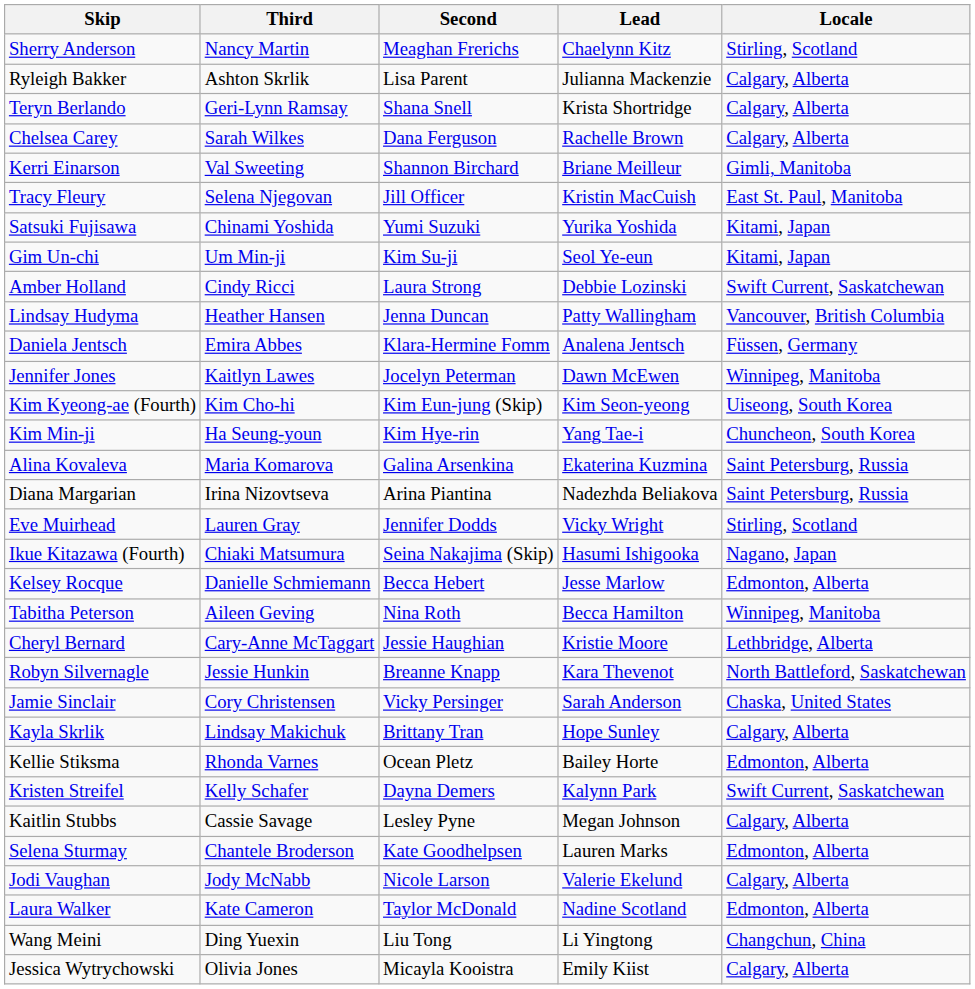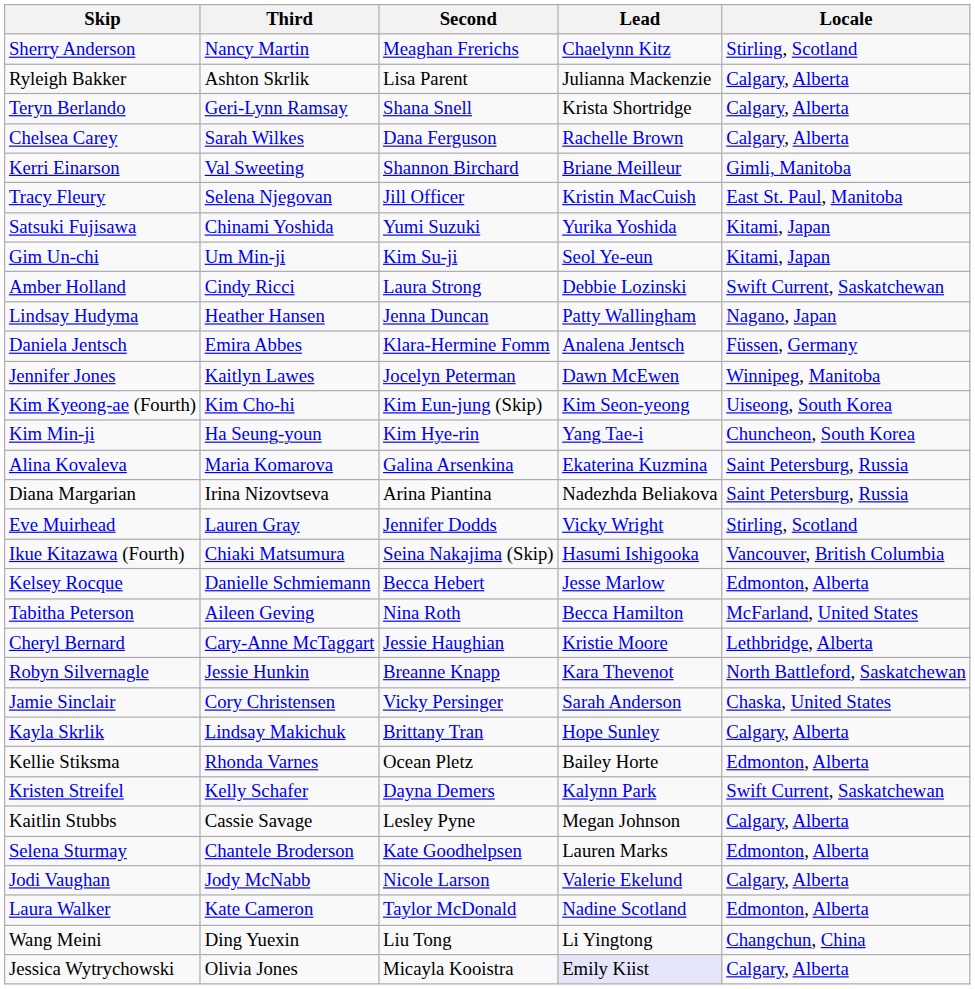(835, 316) Vancouver, British Columbia -> (781, 316) Nagano, Japan
(781, 553) Nagano, Japan -> (835, 553) Vancouver, British Columbia
(803, 613) Winnipeg, Manitoba -> (822, 613) McFarland, United States
(606, 969) no background -> (606, 969) lavender background
